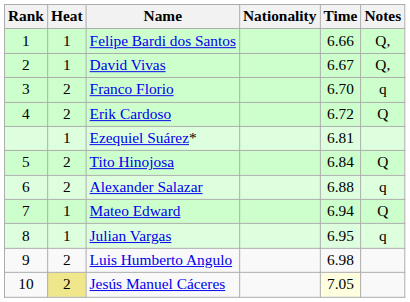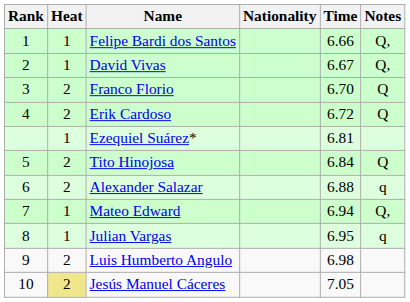(383, 89) q -> (383, 89) Q
(383, 211) Q -> (383, 211) Q,
(340, 284) lightyellow background -> (340, 284) no background
